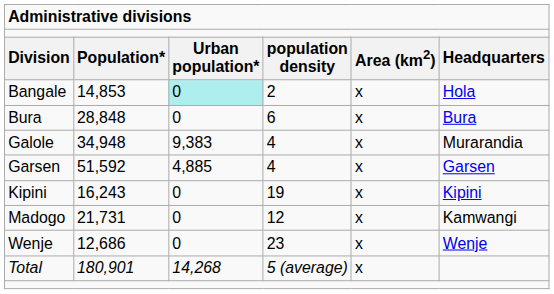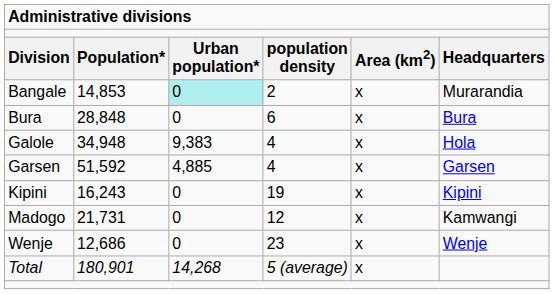(459, 92) Hola -> (483, 92) Murarandia
(483, 142) Murarandia -> (459, 142) Hola
